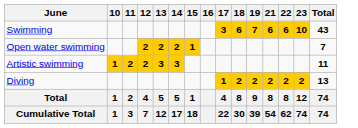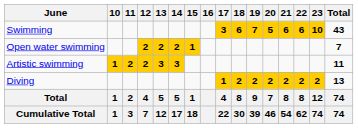+ column: (270, 12)
